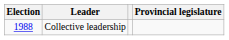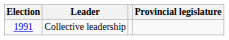(23, 27) 1988 -> (23, 27) 1991
